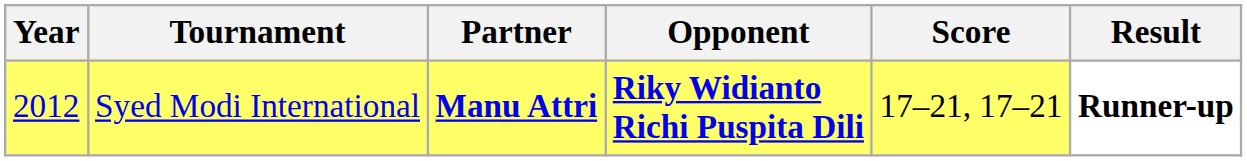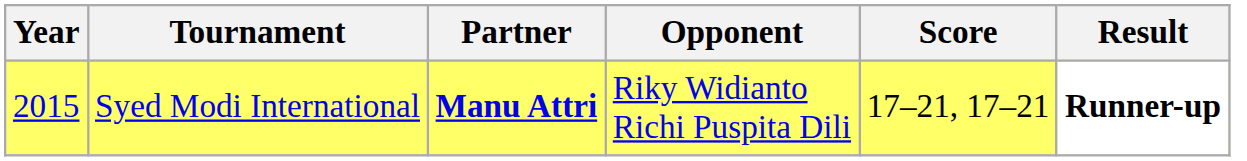(46, 106) 2012 -> (46, 106) 2015
(738, 106) bold -> (732, 106) normal
